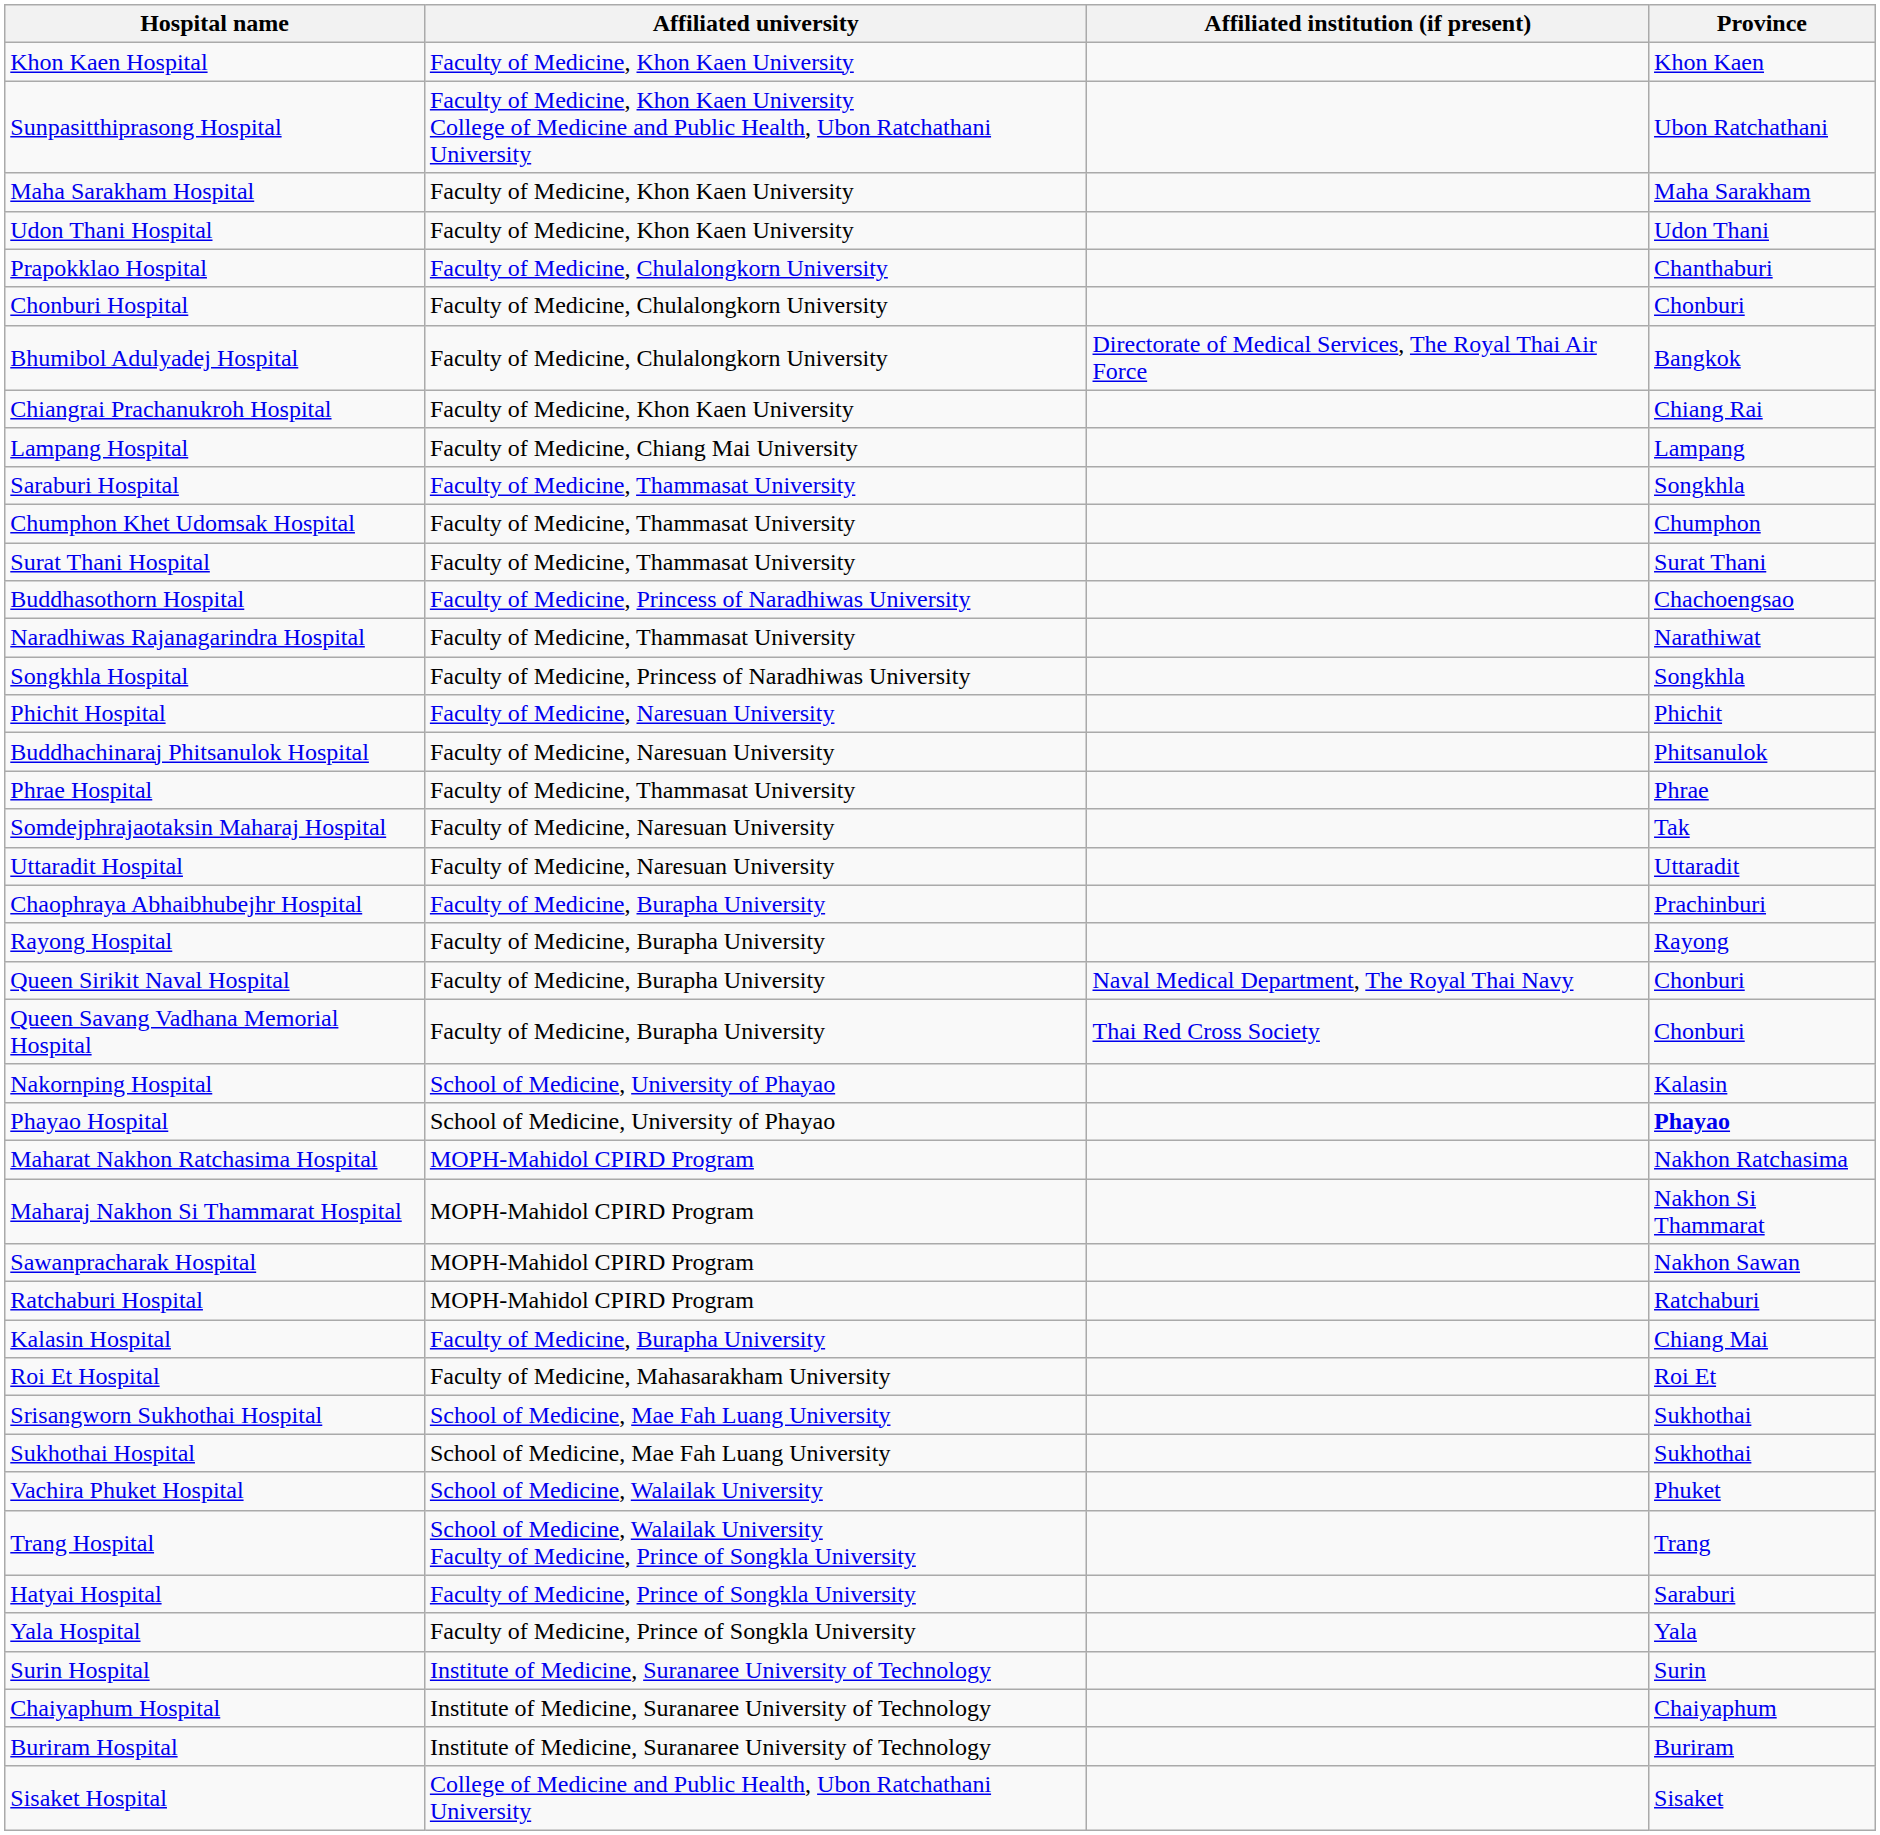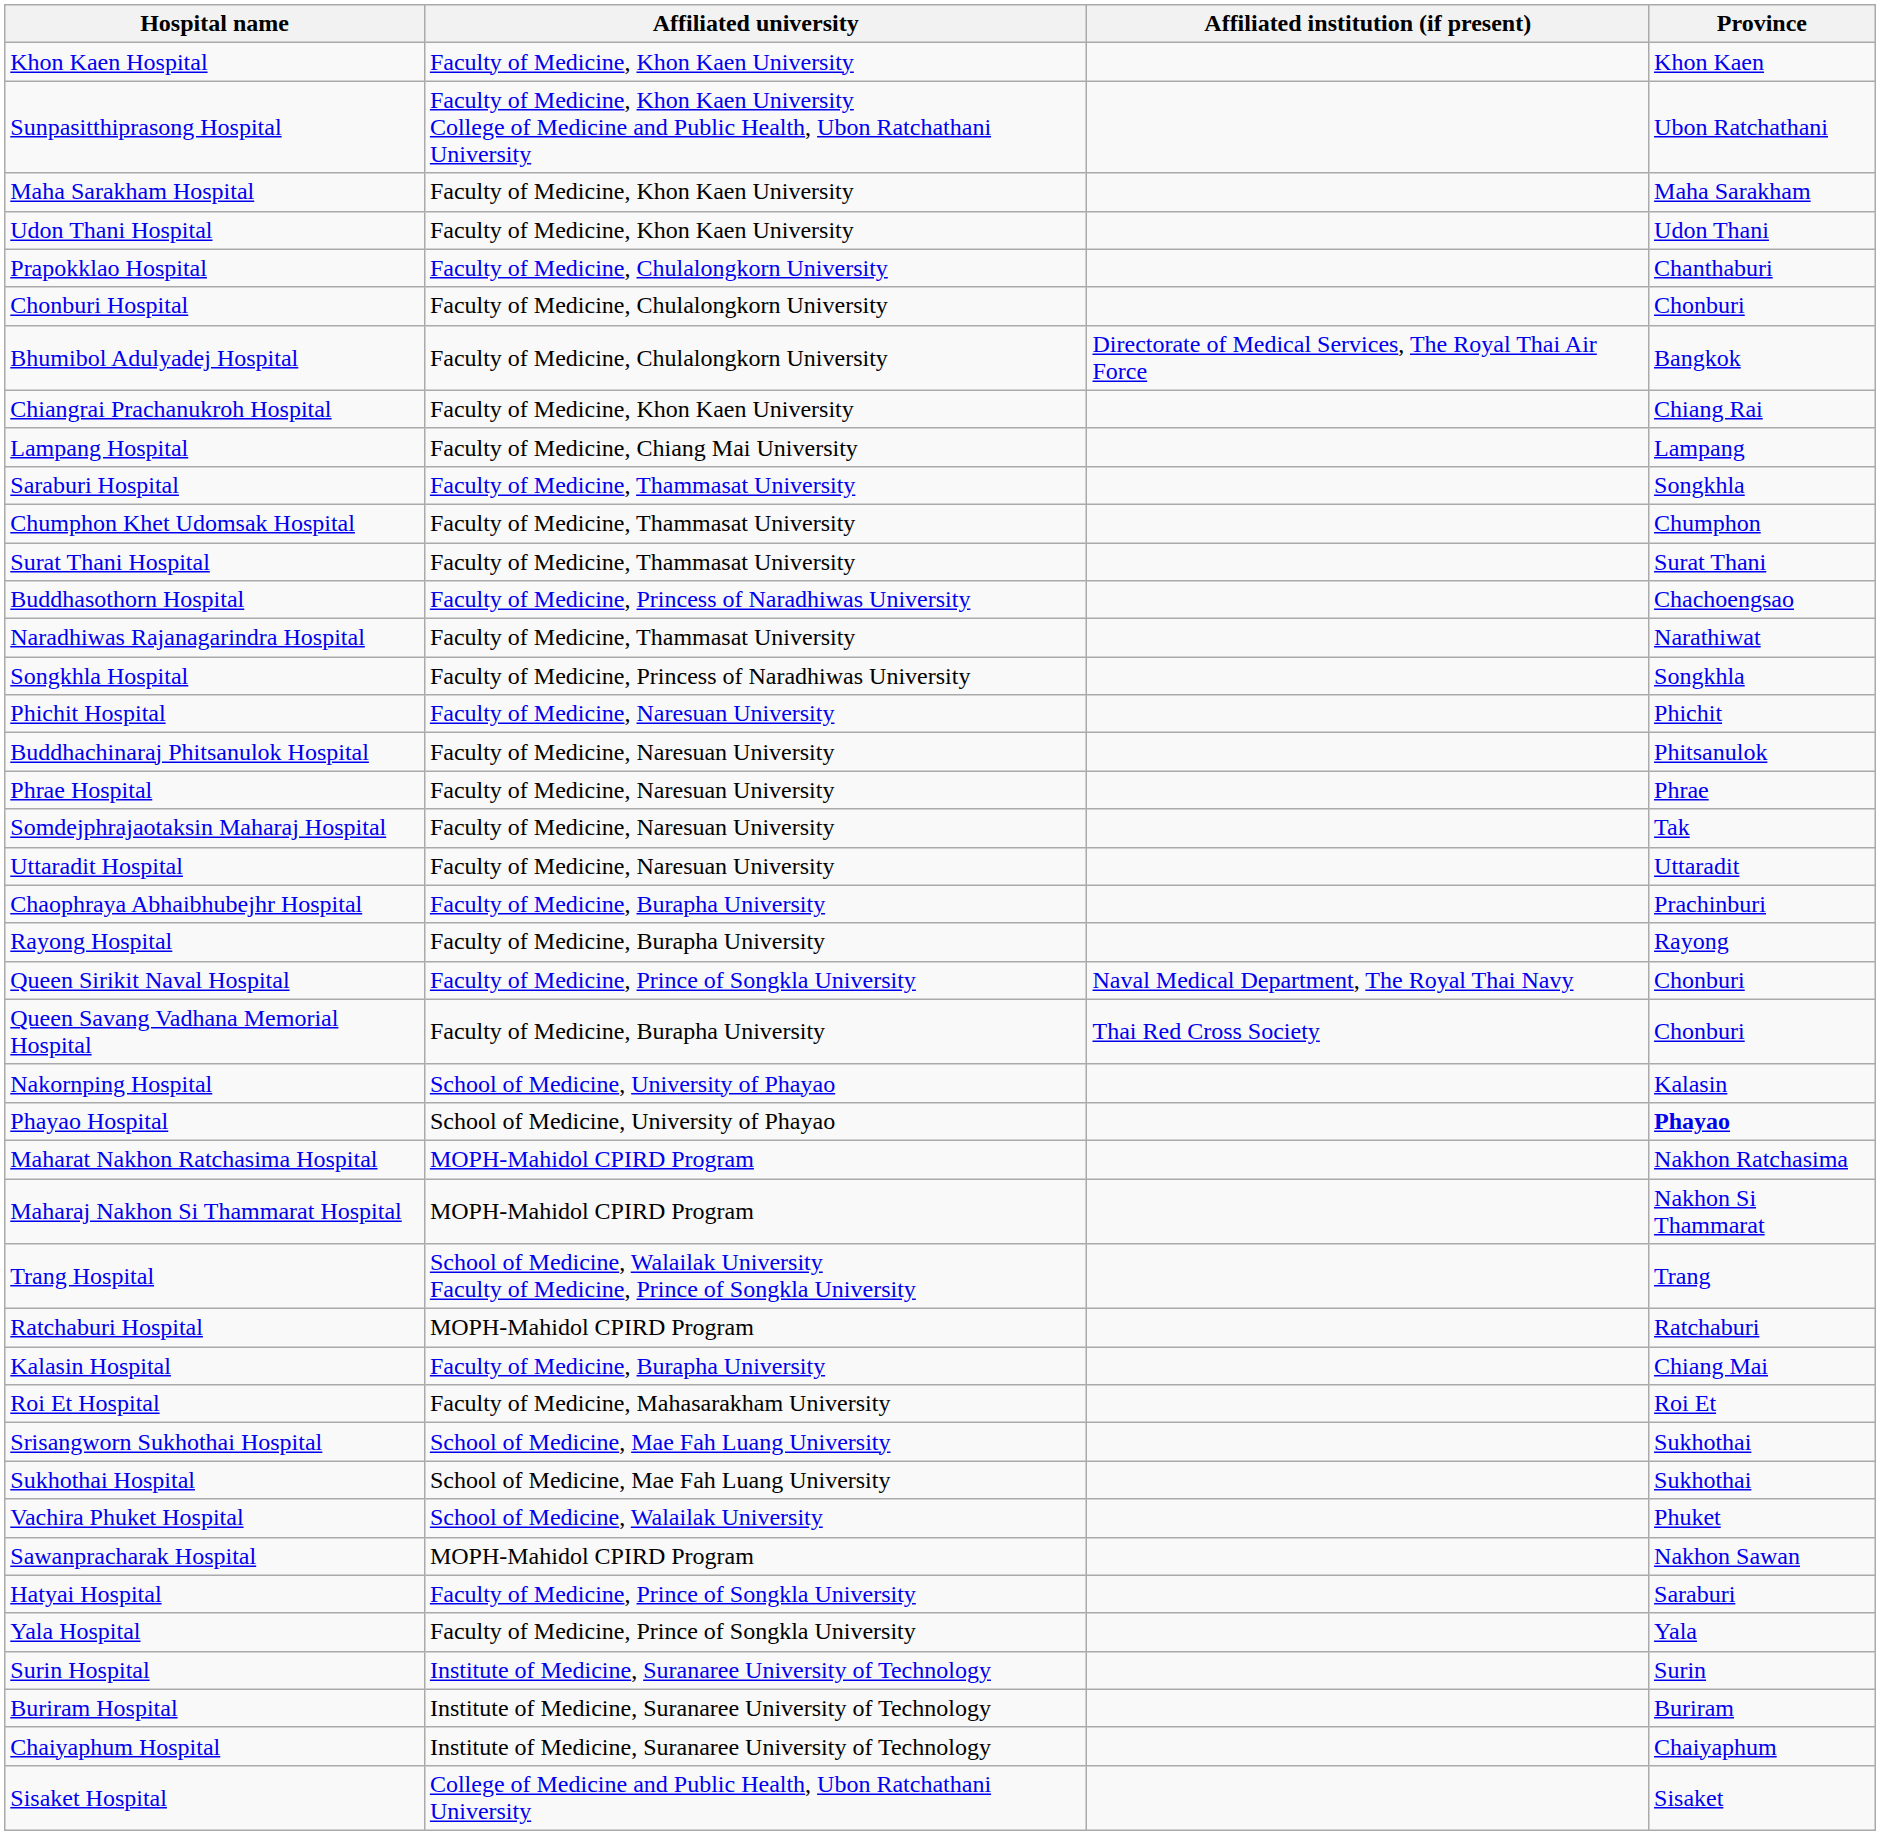(643, 789) Faculty of Medicine, Thammasat University -> (632, 789) Faculty of Medicine, Naresuan University
(628, 979) Faculty of Medicine, Burapha University -> (673, 979) Faculty of Medicine, Prince of Songkla University
rows swapped: (133, 1262) <-> (82, 1542)
rows swapped: (94, 1746) <-> (115, 1708)
